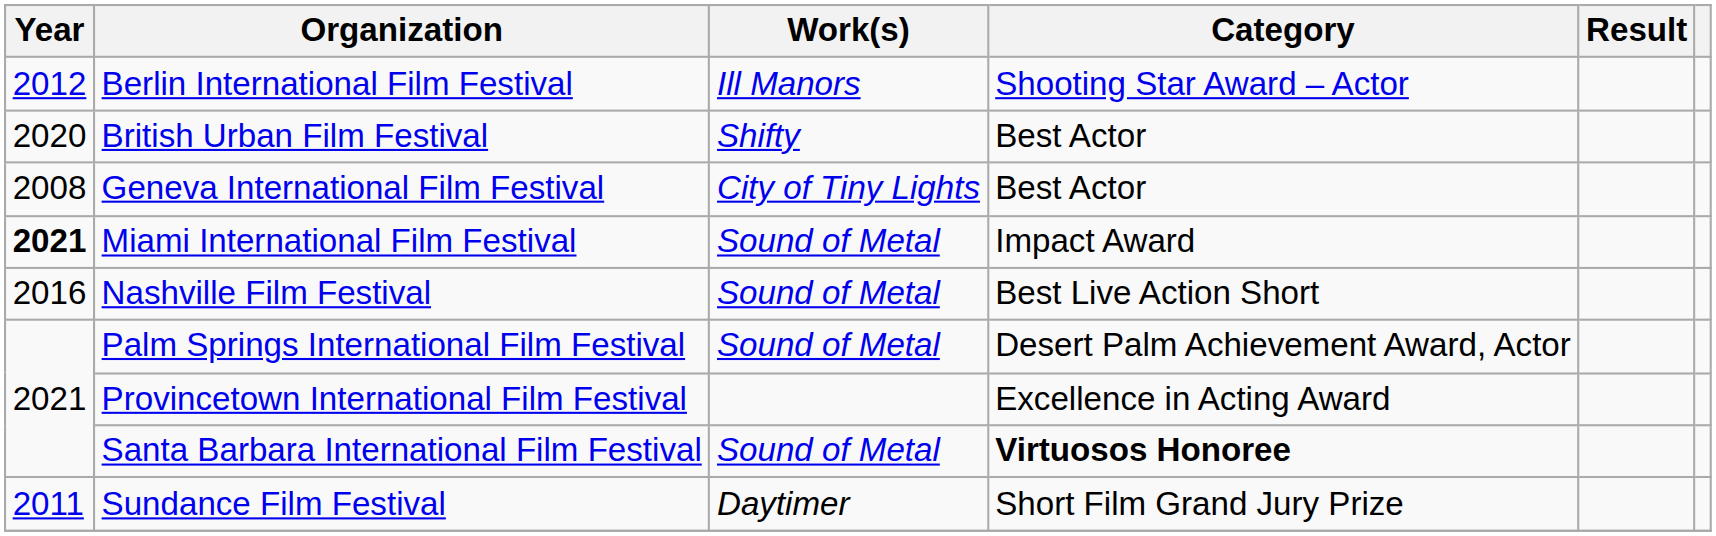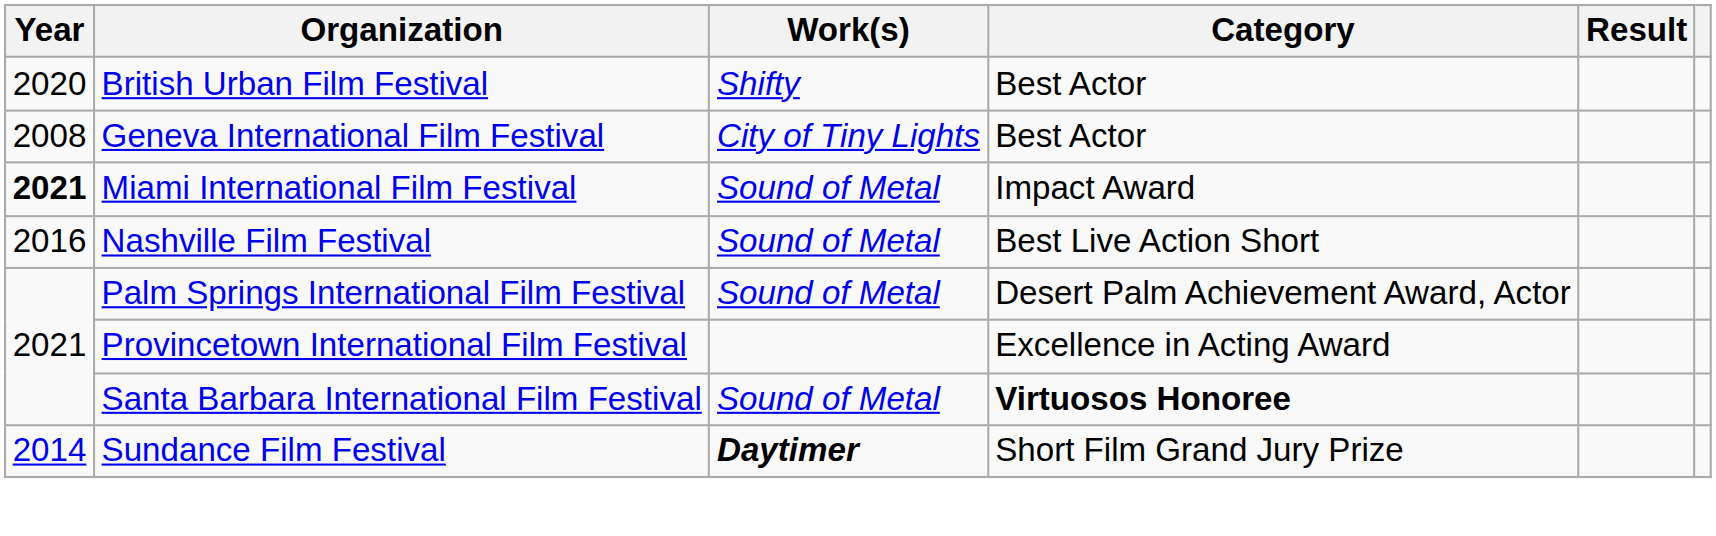- row: (337, 83)
(48, 503) 2011 -> (50, 450) 2014
(783, 503) normal -> (788, 450) bold
